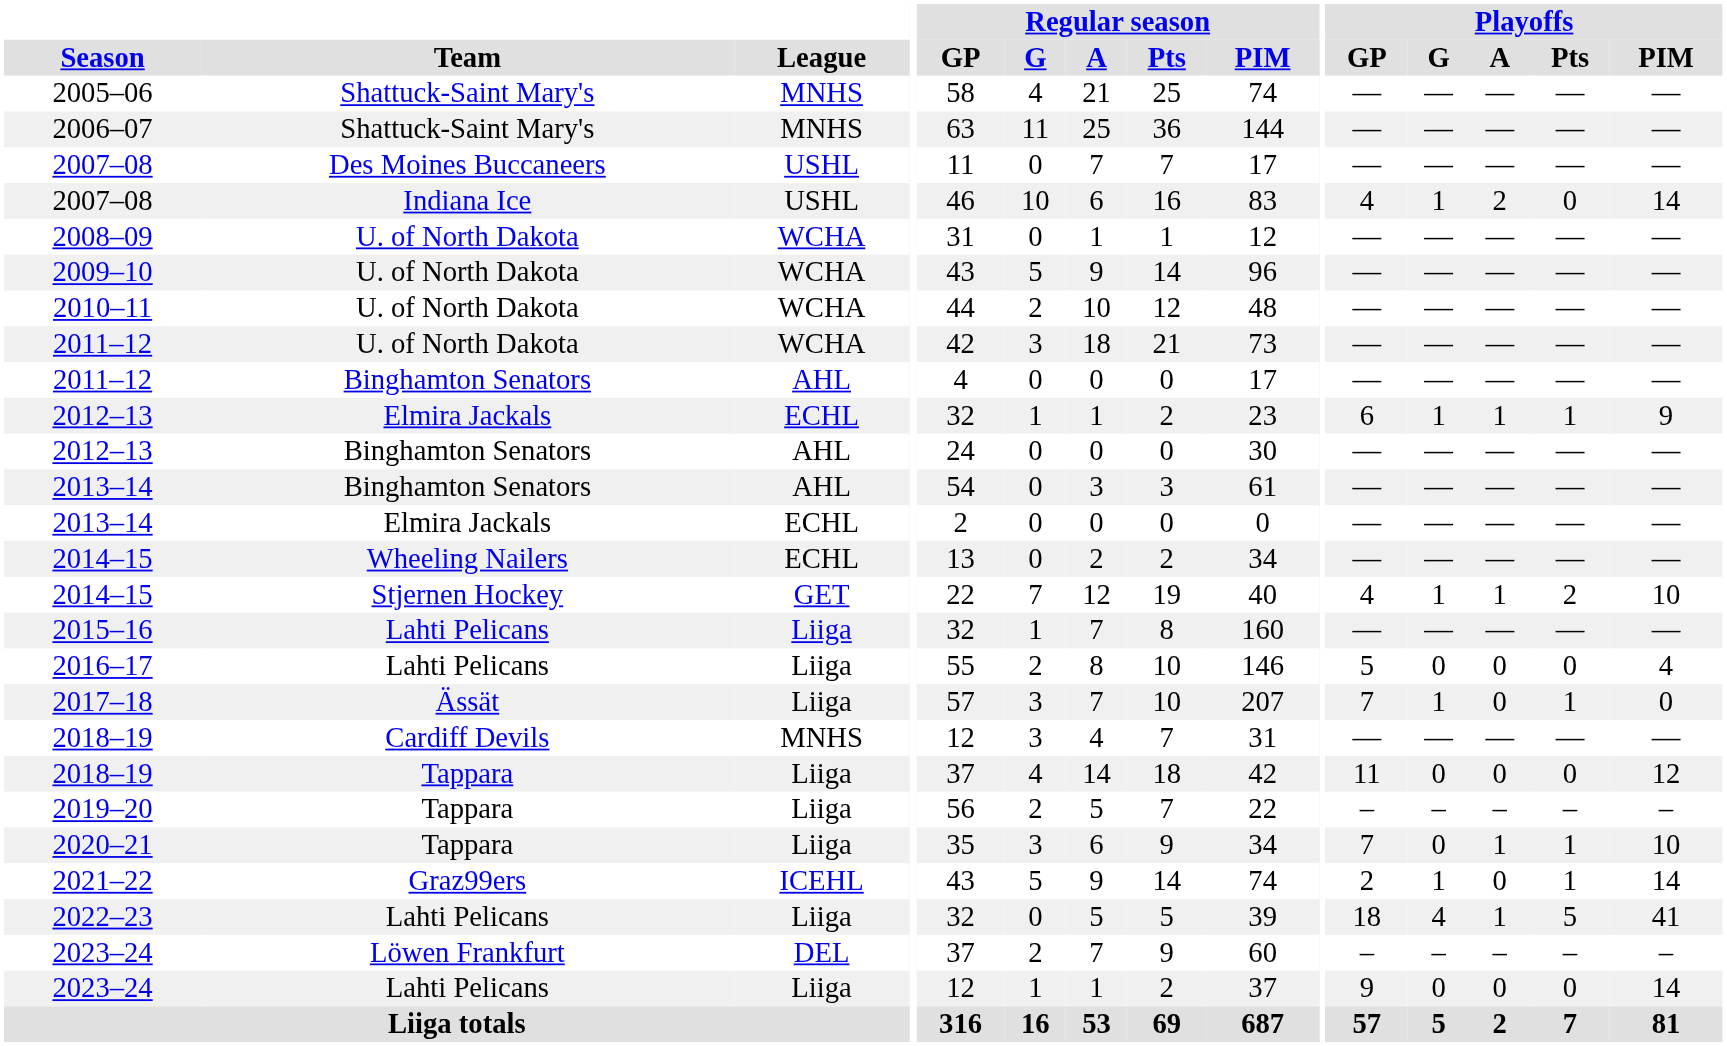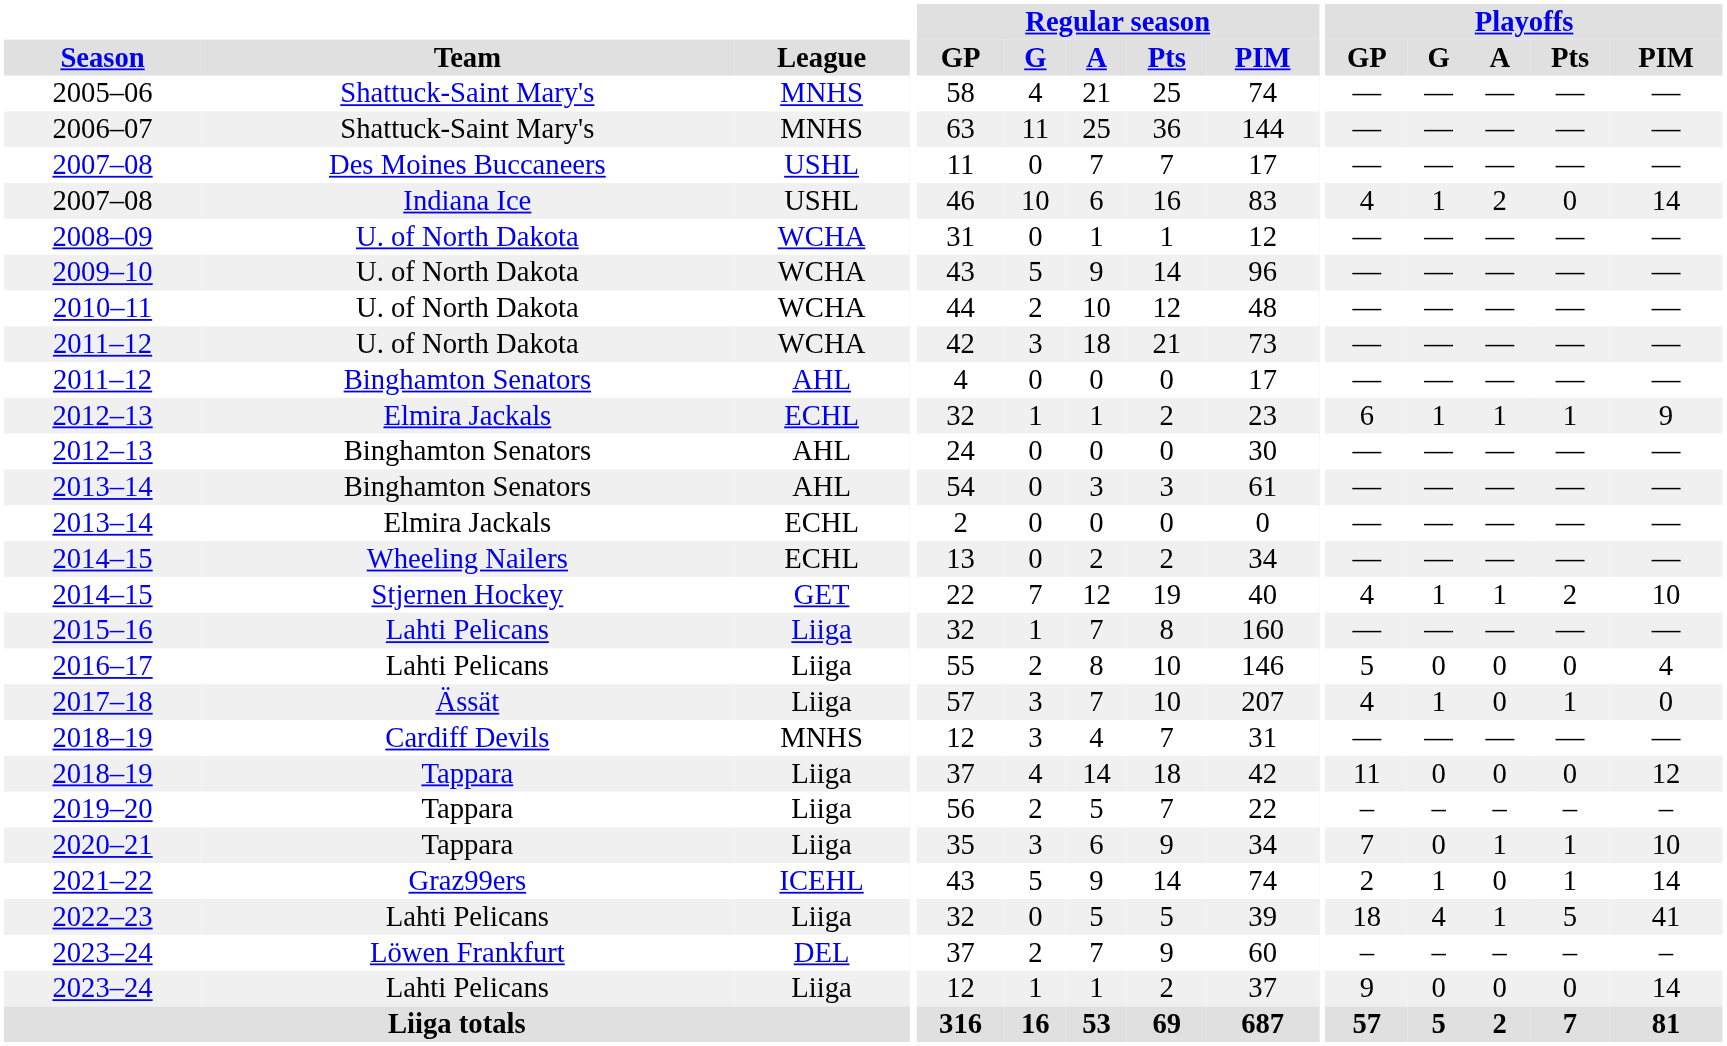(1367, 701) 7 -> (1367, 701) 4
